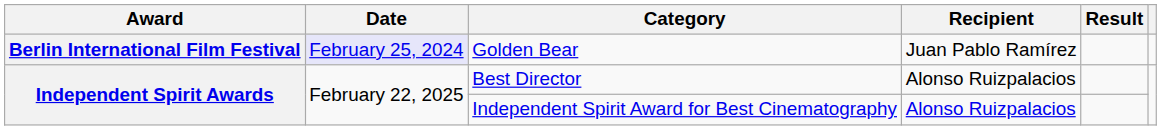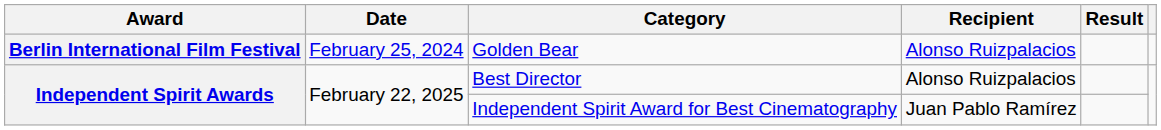(386, 49) lavender background -> (386, 49) no background
(991, 49) Juan Pablo Ramírez -> (991, 49) Alonso Ruizpalacios
(991, 109) Alonso Ruizpalacios -> (991, 109) Juan Pablo Ramírez
